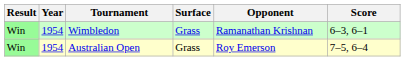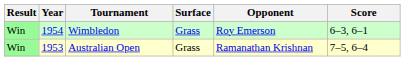(264, 30) Ramanathan Krishnan -> (246, 30) Roy Emerson
(52, 47) 1954 -> (52, 47) 1953
(246, 47) Roy Emerson -> (264, 47) Ramanathan Krishnan
